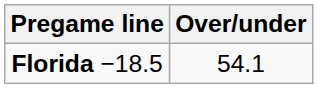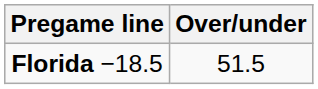(241, 63) 54.1 -> (241, 63) 51.5
